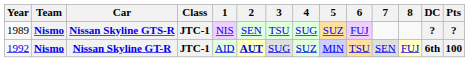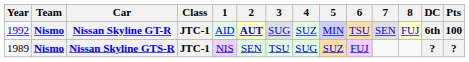rows swapped: (122, 30) <-> (122, 48)
